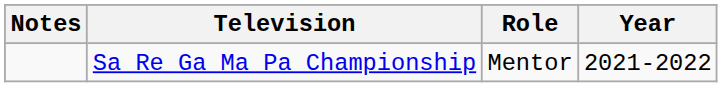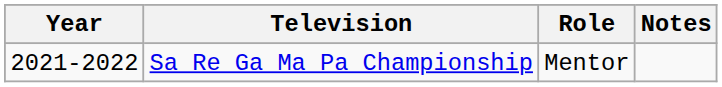columns swapped: (648, 24) <-> (46, 24)
